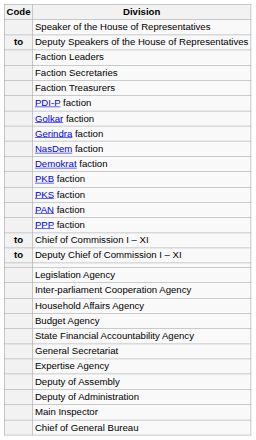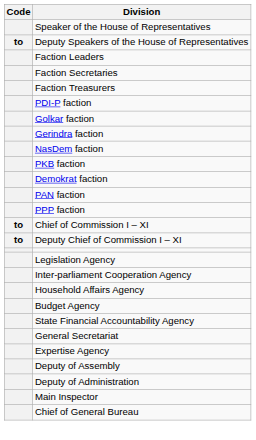rows swapped: (60, 179) <-> (71, 164)
- row: (60, 194)
